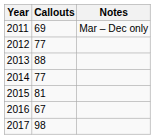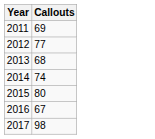- column: (114, 12)
(40, 61) 88 -> (40, 61) 68
(40, 77) 77 -> (40, 77) 74
(40, 93) 81 -> (40, 93) 80
